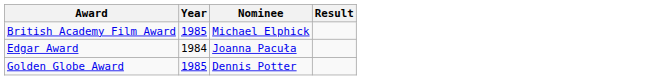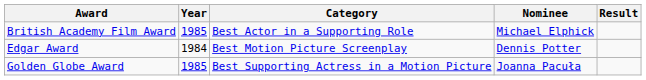+ column: (352, 13)
(254, 48) Joanna Pacuła -> (539, 48) Dennis Potter
(254, 66) Dennis Potter -> (539, 66) Joanna Pacuła
